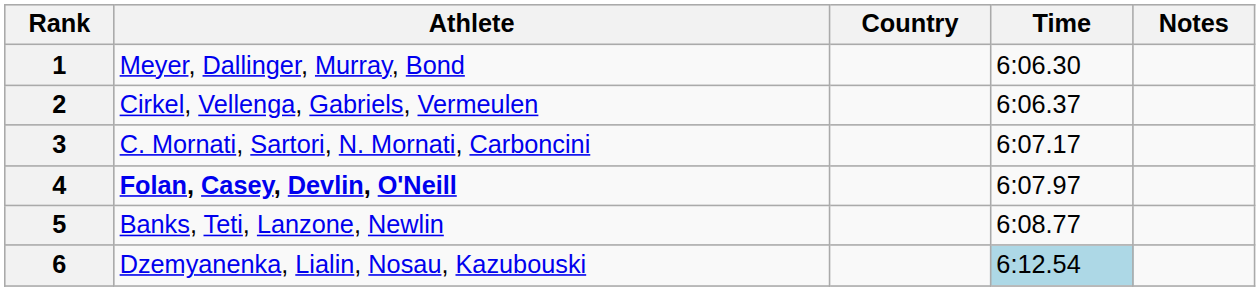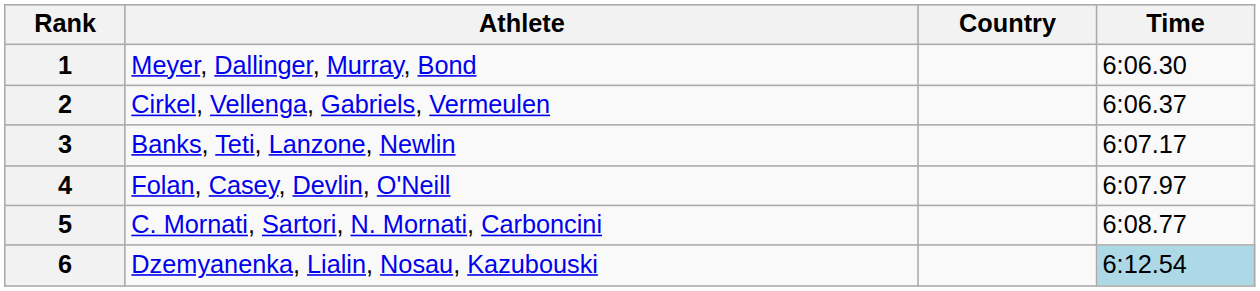- column: (1194, 24)
(355, 144) C. Mornati, Sartori, N. Mornati, Carboncini -> (293, 144) Banks, Teti, Lanzone, Newlin
(288, 184) bold -> (291, 184) normal
(282, 225) Banks, Teti, Lanzone, Newlin -> (367, 225) C. Mornati, Sartori, N. Mornati, Carboncini
